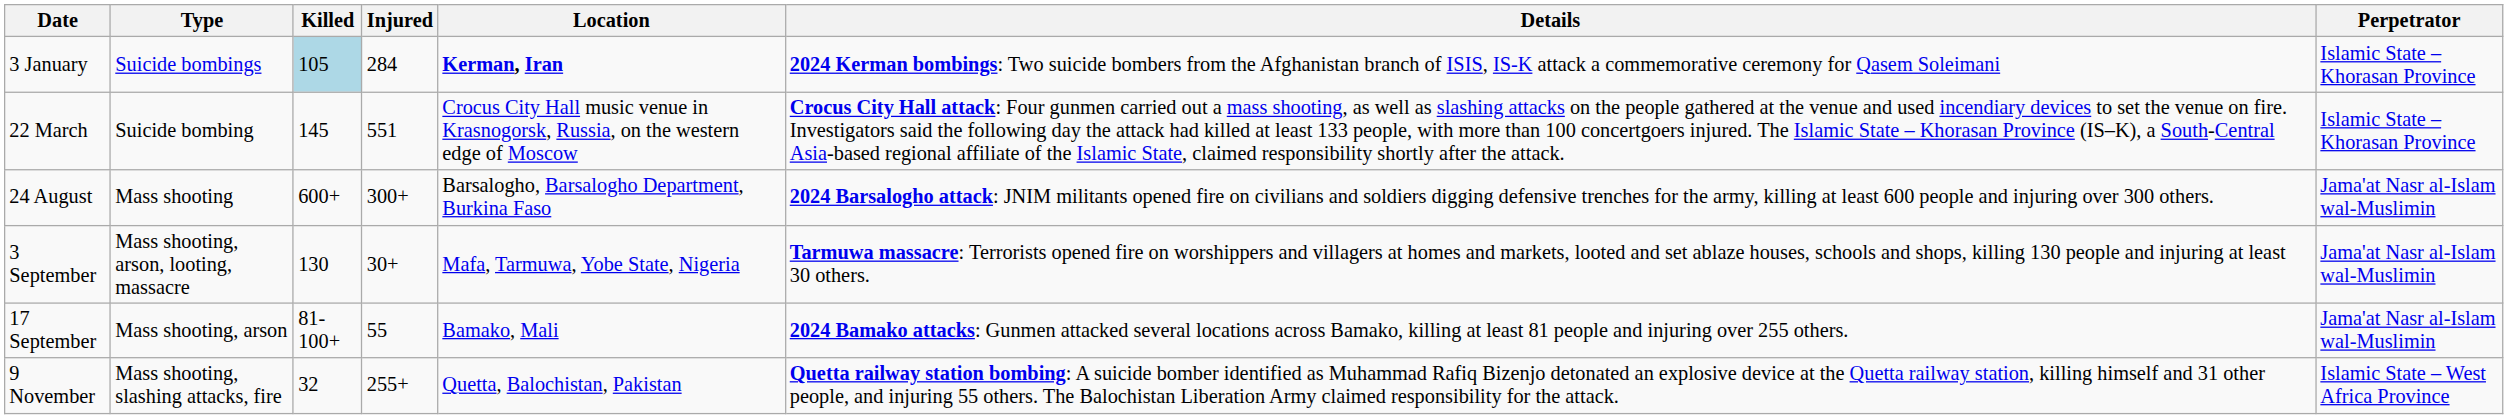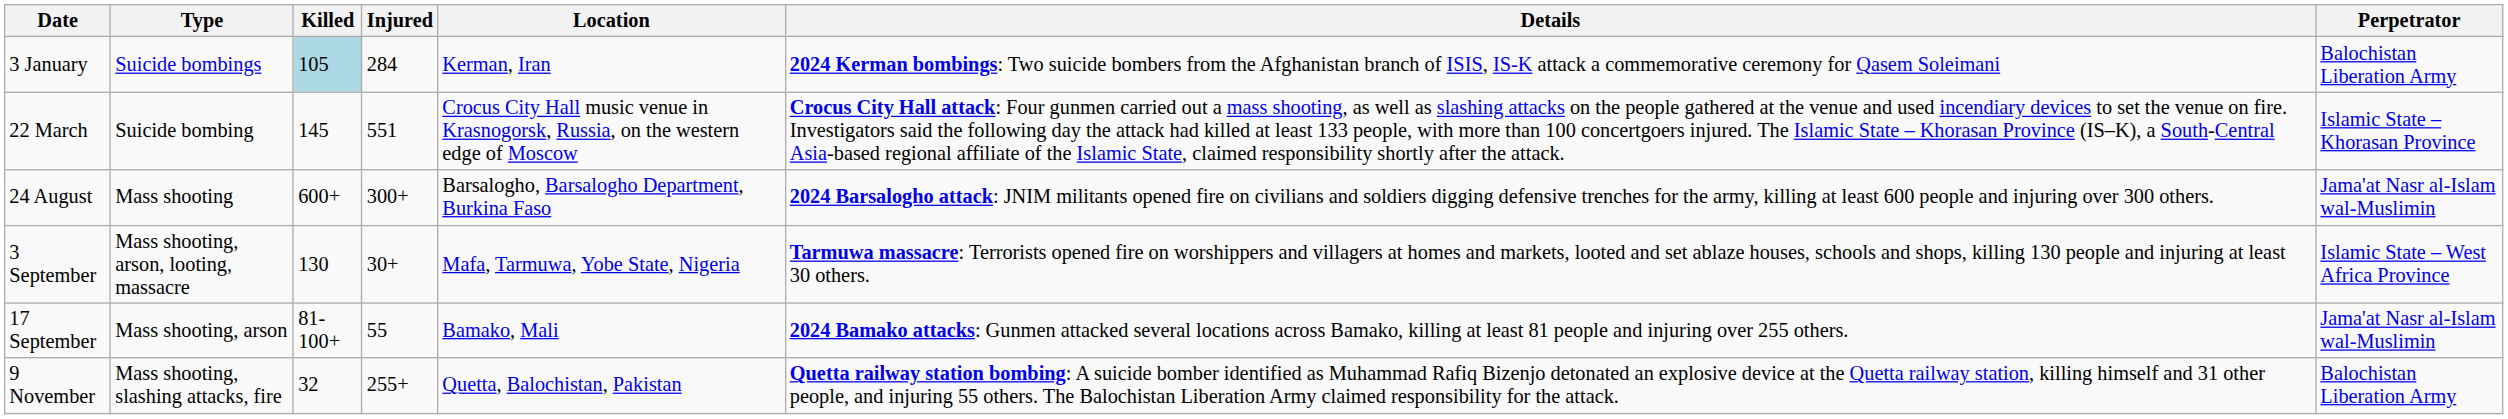(503, 64) bold -> (497, 64) normal
(2398, 64) Islamic State – Khorasan Province -> (2388, 64) Balochistan Liberation Army
(2408, 263) Jama'at Nasr al-Islam wal-Muslimin -> (2403, 263) Islamic State – West Africa Province
(2403, 385) Islamic State – West Africa Province -> (2388, 385) Balochistan Liberation Army
